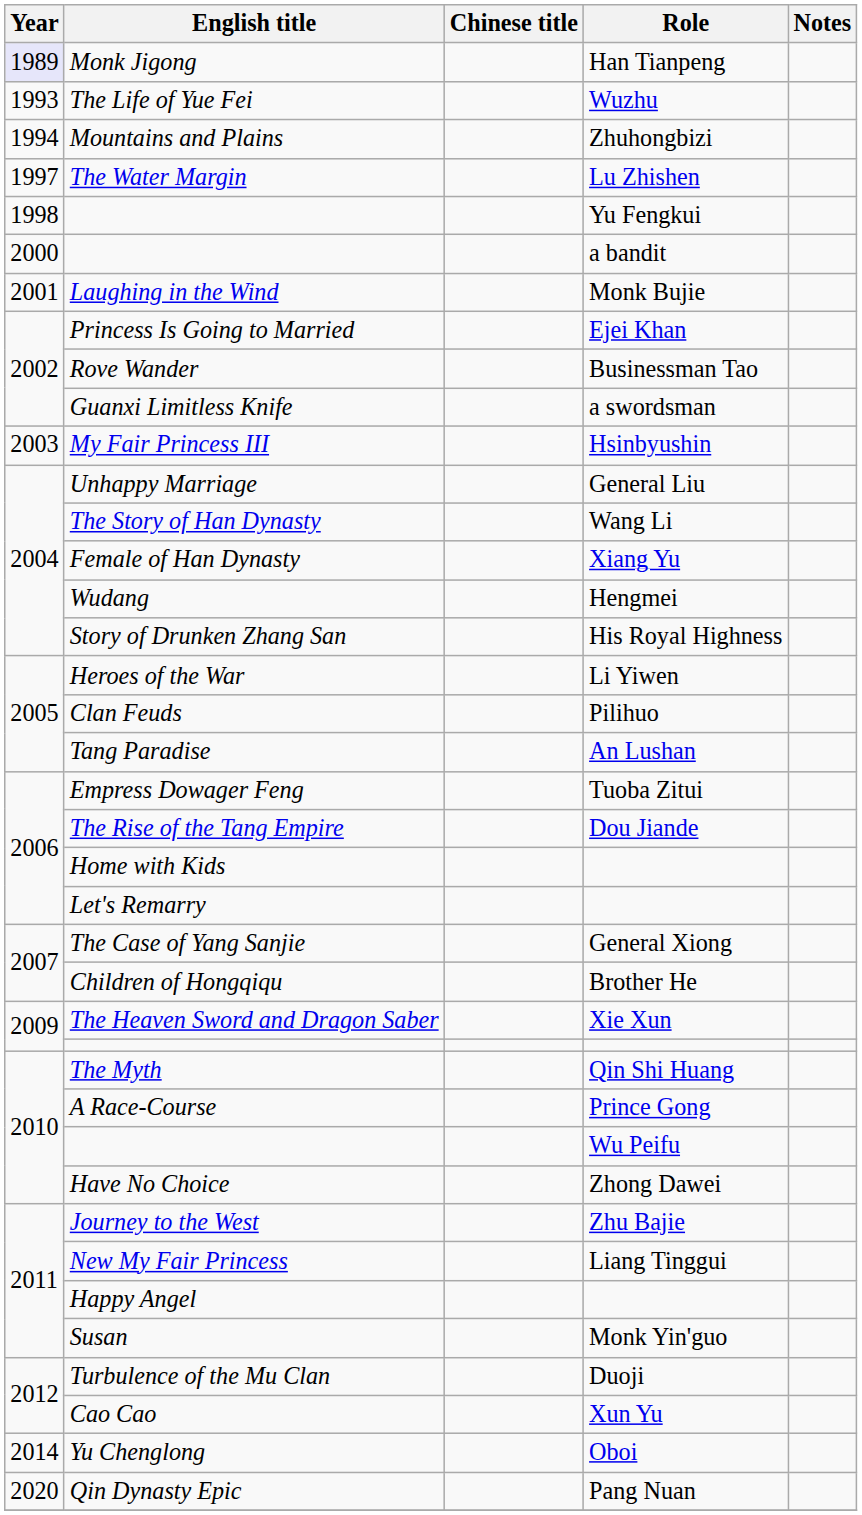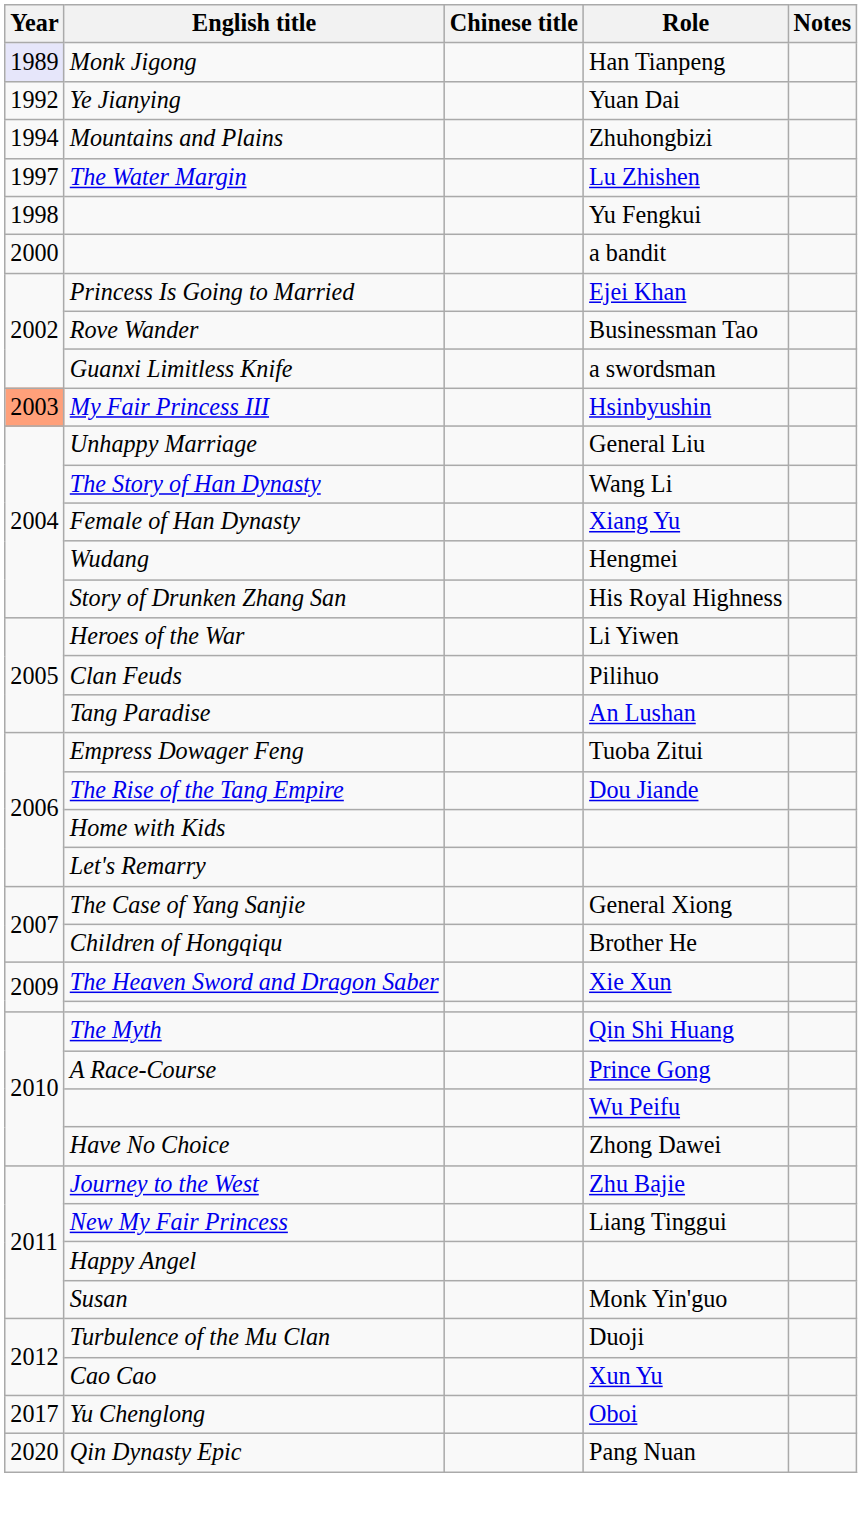+ row: (125, 100)
- row: (161, 100)
- row: (174, 291)
(34, 445) no background -> (34, 406) lightsalmon background
(34, 1452) 2014 -> (34, 1414) 2017
